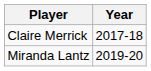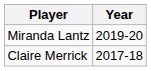rows swapped: (47, 35) <-> (48, 55)
